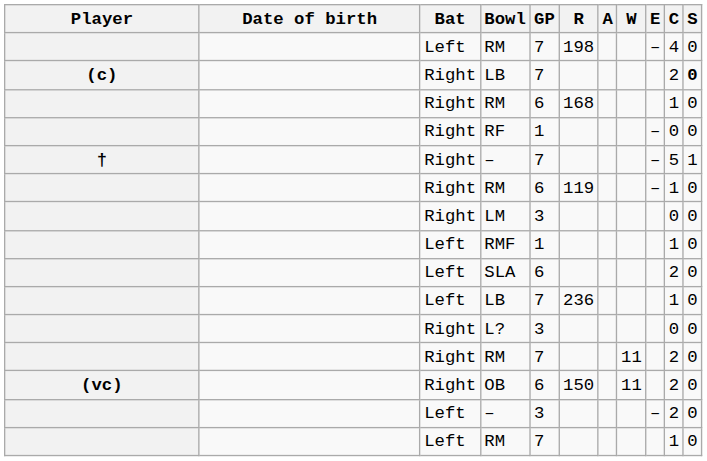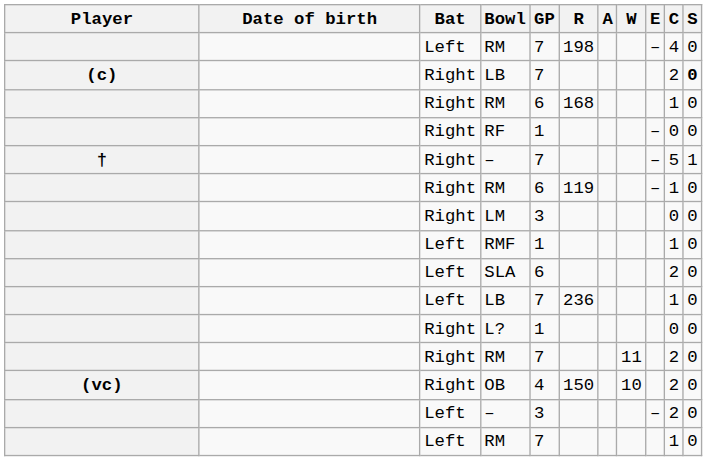(539, 329) 3 -> (539, 329) 1
(539, 385) 6 -> (539, 385) 4
(631, 385) 11 -> (631, 385) 10
